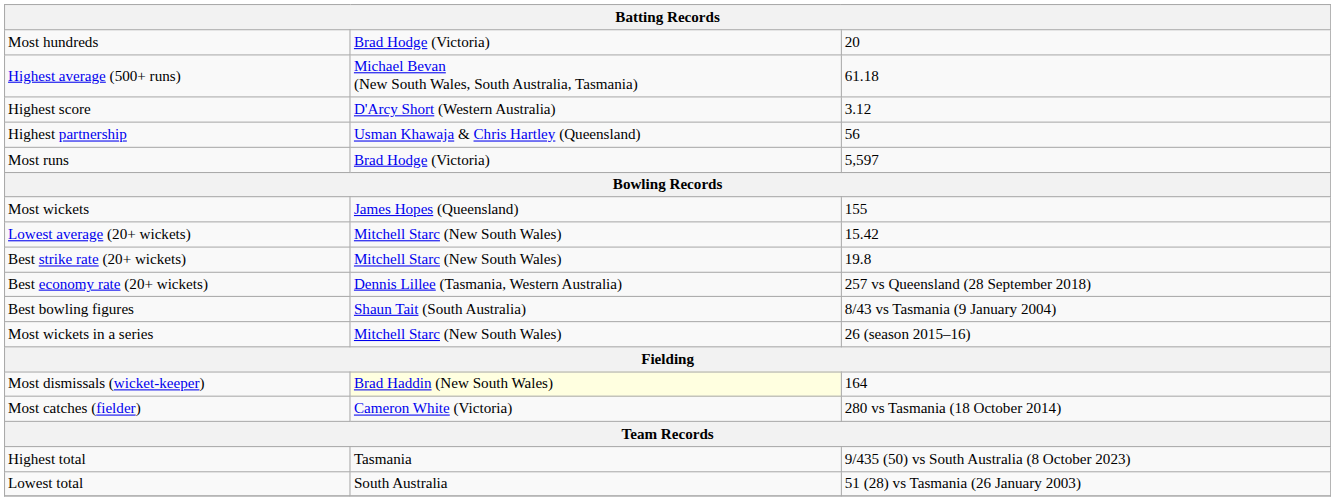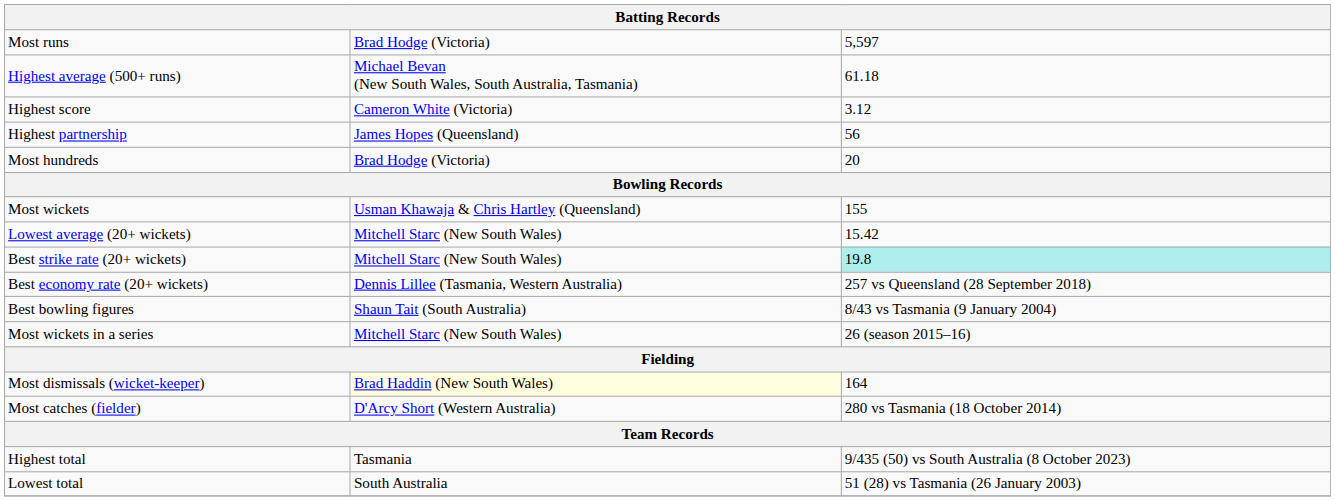rows swapped: (39, 159) <-> (53, 42)
(455, 110) D'Arcy Short (Western Australia) -> (433, 110) Cameron White (Victoria)
(497, 134) Usman Khawaja & Chris Hartley (Queensland) -> (436, 134) James Hopes (Queensland)
(436, 209) James Hopes (Queensland) -> (497, 209) Usman Khawaja & Chris Hartley (Queensland)
(858, 259) no background -> (858, 259) paleturquoise background
(433, 409) Cameron White (Victoria) -> (455, 409) D'Arcy Short (Western Australia)
